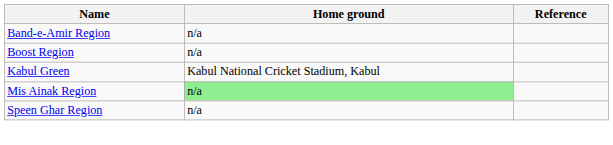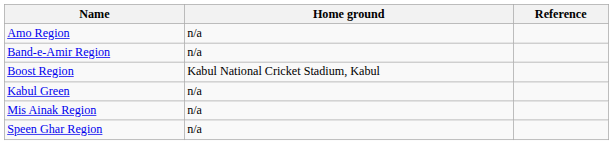+ row: (38, 33)
(195, 52) n/a -> (284, 71) Kabul National Cricket Stadium, Kabul
(284, 71) Kabul National Cricket Stadium, Kabul -> (195, 91) n/a
(195, 91) lightgreen background -> (195, 110) no background
